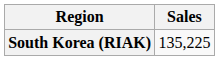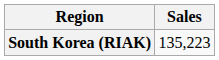(184, 42) 135,225 -> (184, 42) 135,223
